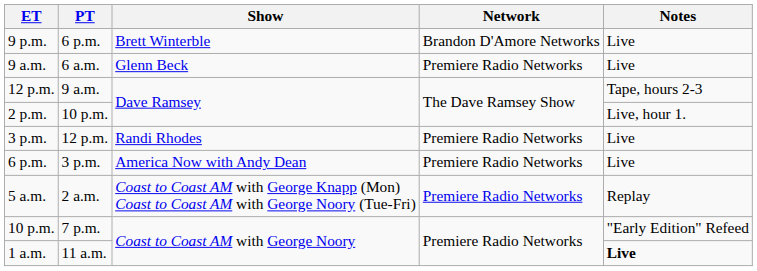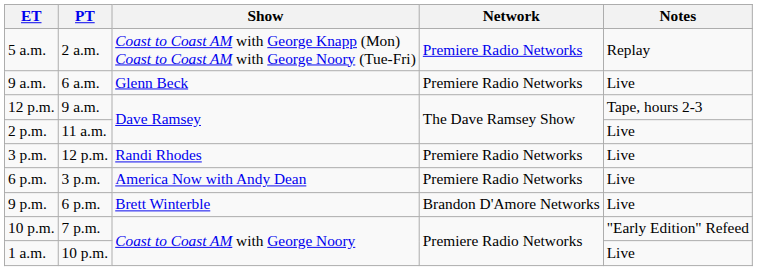rows swapped: (27, 195) <-> (27, 41)
(85, 114) 10 p.m. -> (84, 131) 11 a.m.
(646, 114) Live, hour 1. -> (621, 131) Live
(84, 253) 11 a.m. -> (85, 253) 10 p.m.
(621, 253) bold -> (621, 253) normal
